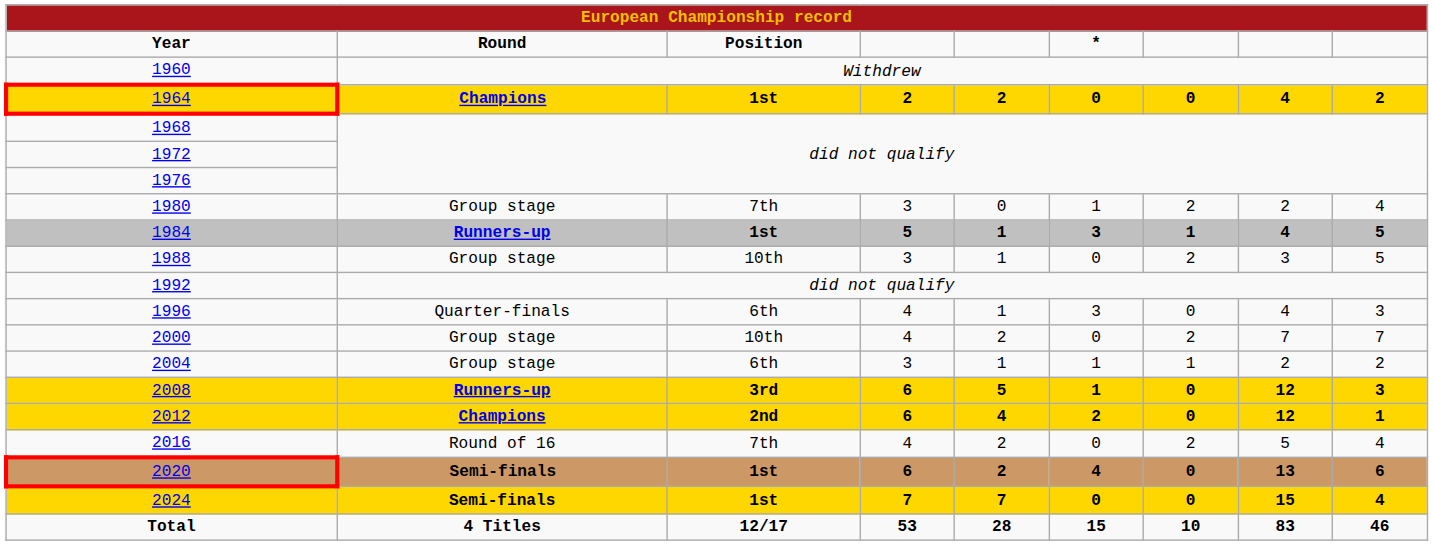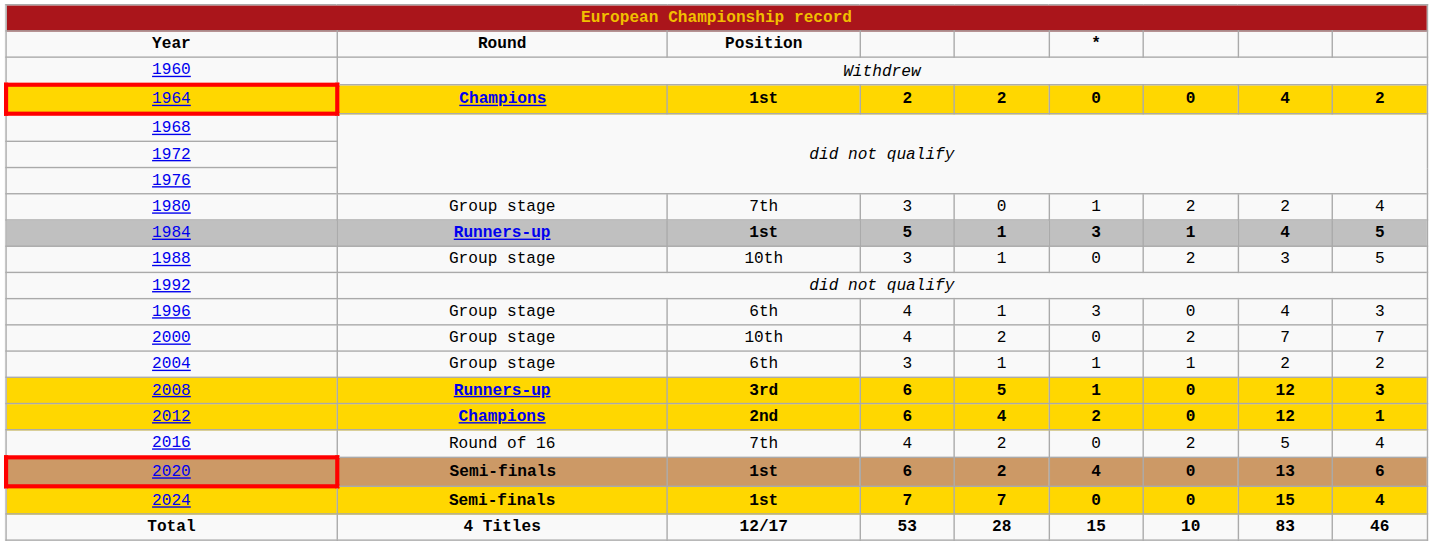(502, 312) Quarter-finals -> (502, 312) Group stage
